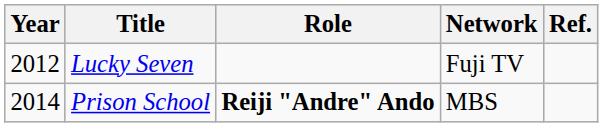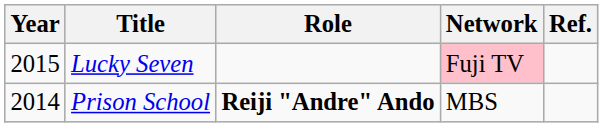(35, 63) 2012 -> (35, 63) 2015
(485, 63) no background -> (485, 63) pink background
